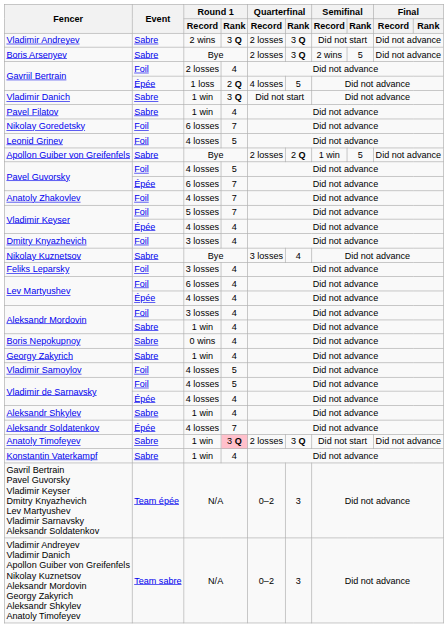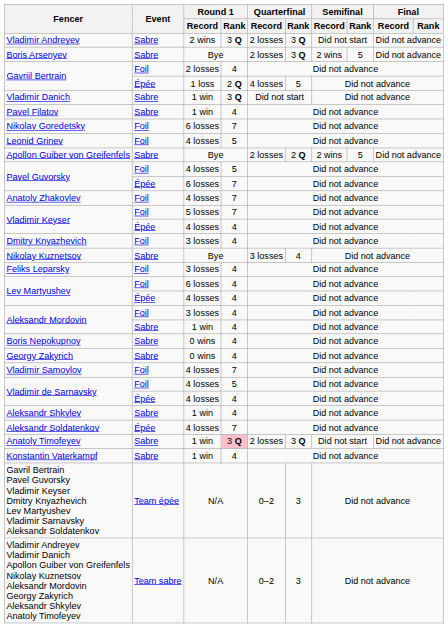(329, 155) 1 win -> (329, 155) 2 wins
(202, 356) 1 win -> (202, 356) 0 wins
(234, 370) 5 -> (234, 370) 7
